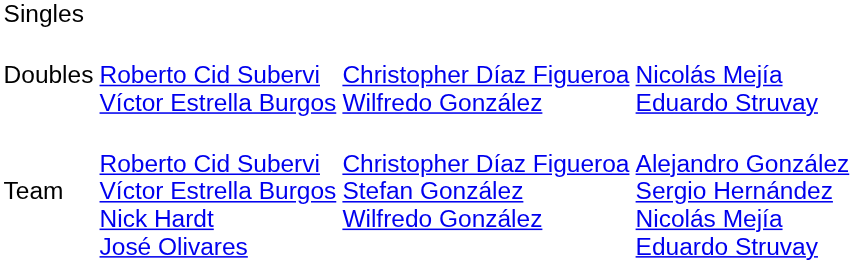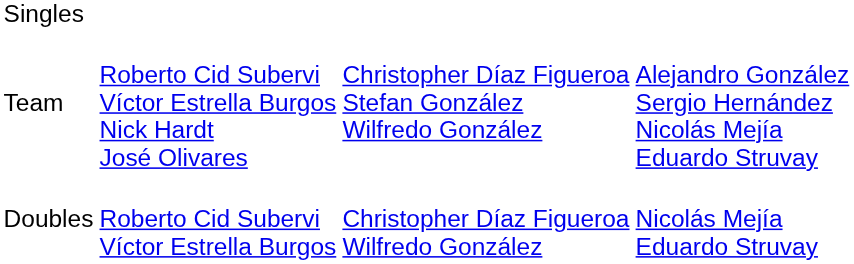rows swapped: (48, 75) <-> (34, 191)
